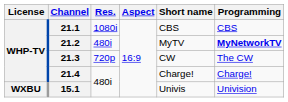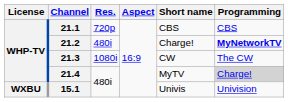(105, 27) 1080i -> (104, 27) 720p
(172, 43) MyTV -> (176, 43) Charge!
(104, 58) 720p -> (105, 58) 1080i
(176, 74) Charge! -> (172, 74) MyTV
(234, 74) no background -> (234, 74) lightgrey background
